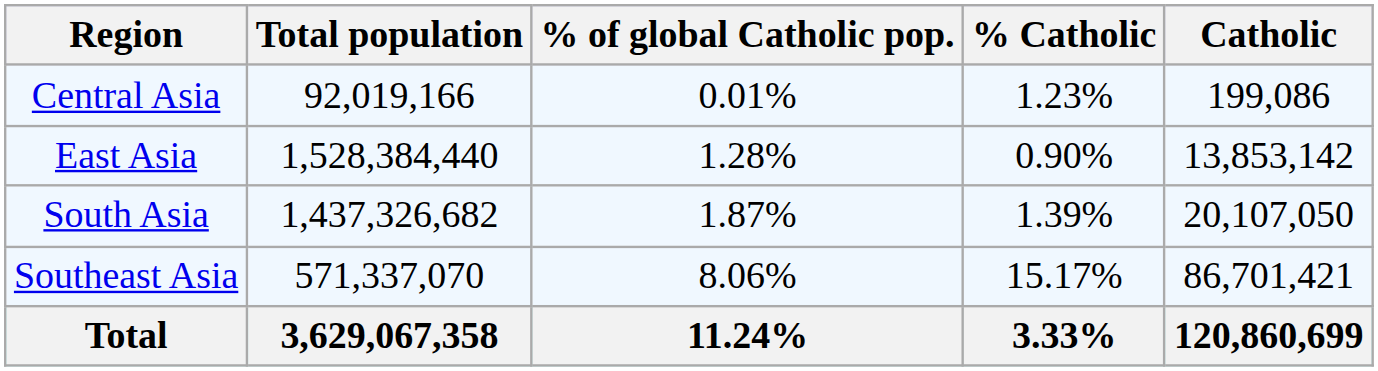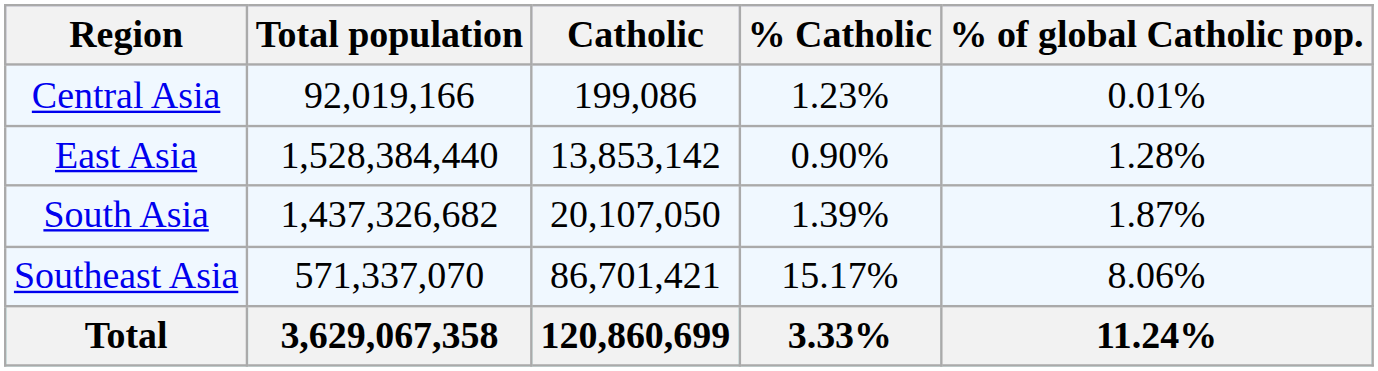columns swapped: (1269, 34) <-> (748, 34)
